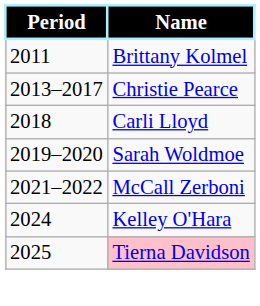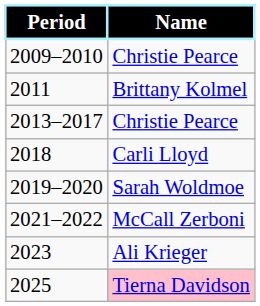+ row: (56, 56)
+ row: (31, 252)
- row: (31, 219)
